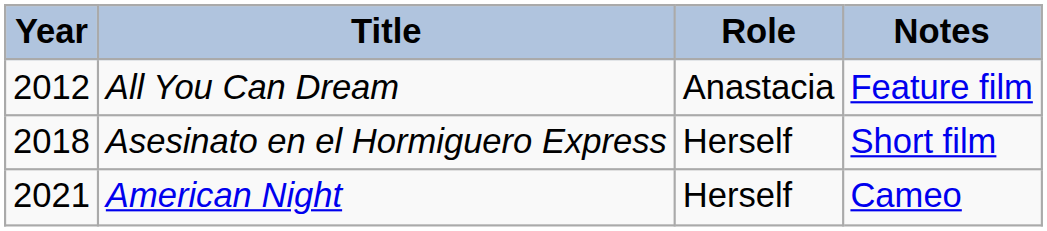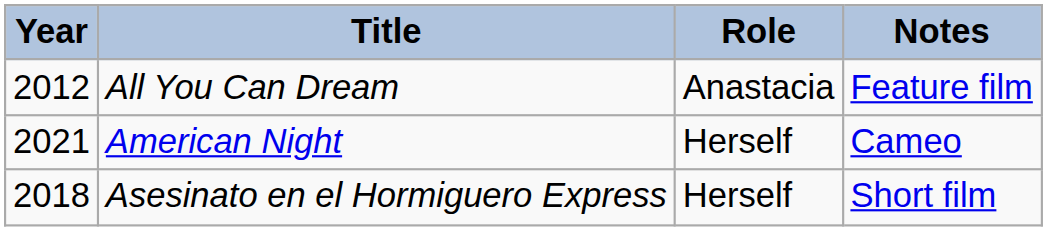rows swapped: (386, 141) <-> (224, 196)
